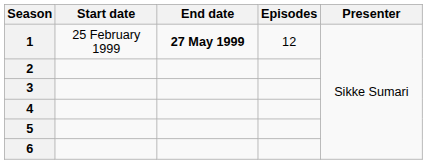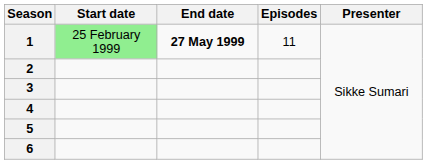(106, 41) no background -> (106, 41) lightgreen background
(289, 41) 12 -> (289, 41) 11
